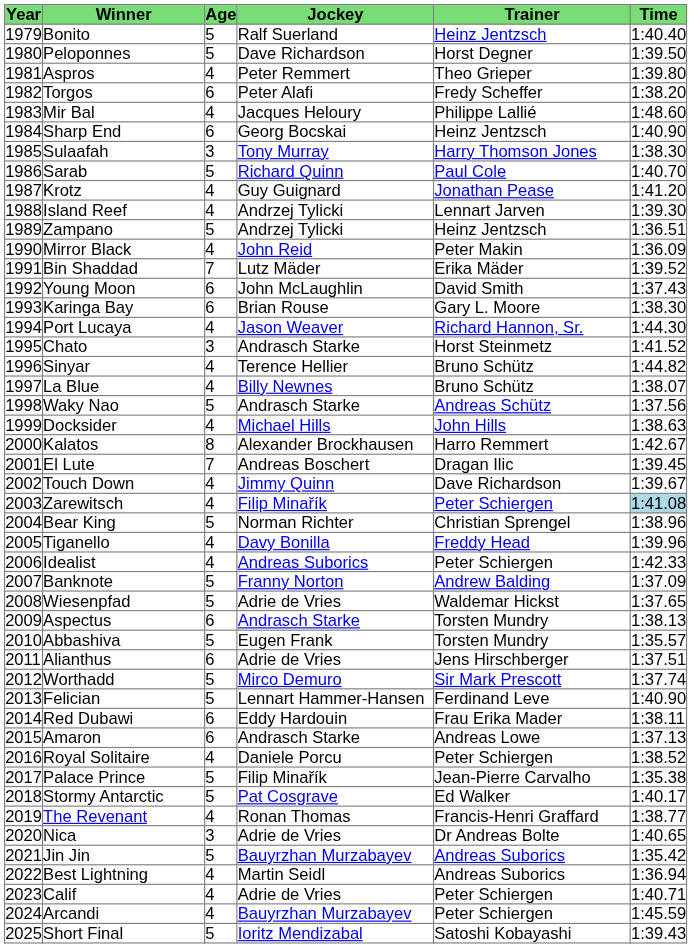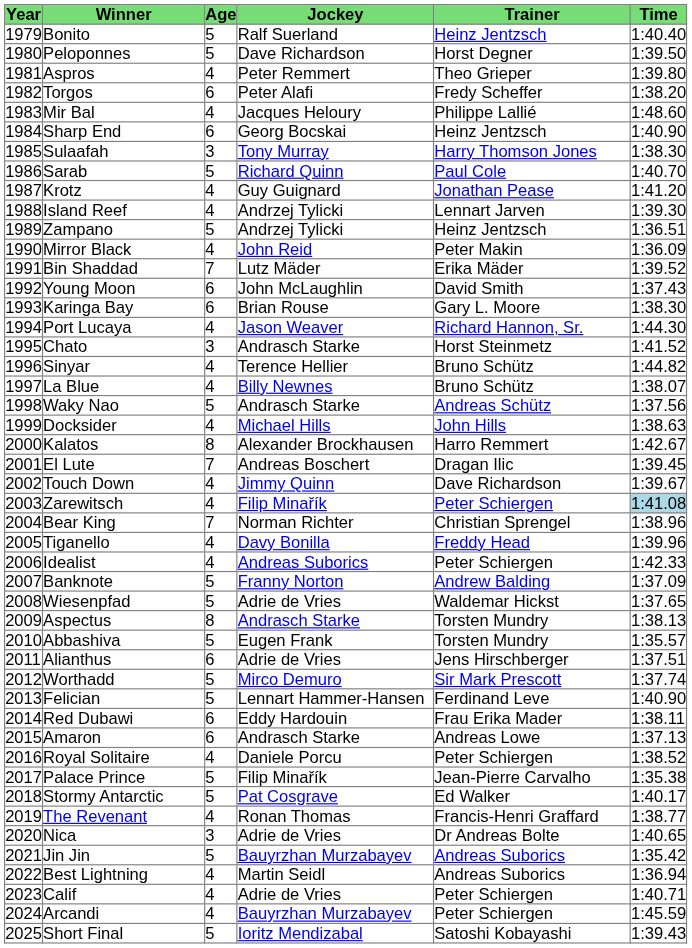(210, 523) 5 -> (210, 523) 7
(210, 620) 6 -> (210, 620) 8
